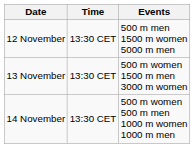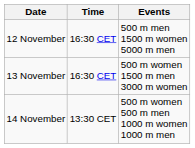(93, 38) 13:30 CET -> (93, 38) 16:30 CET
(93, 76) 13:30 CET -> (93, 76) 16:30 CET
